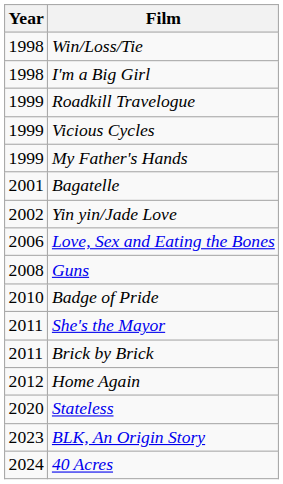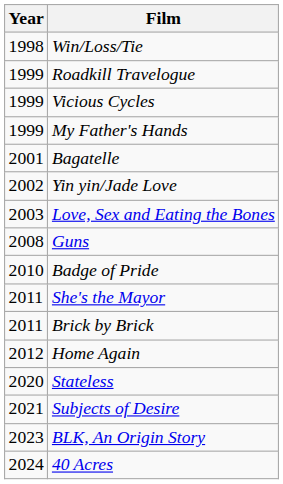- row: (101, 74)
(26, 241) 2006 -> (26, 213) 2003
+ row: (116, 409)
